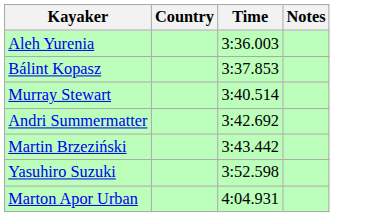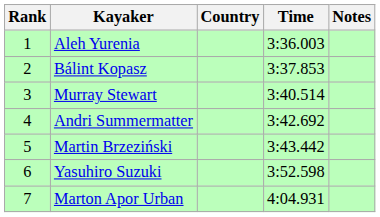+ column: (27, 17)
